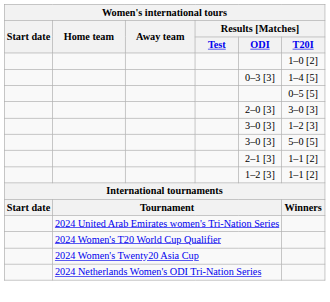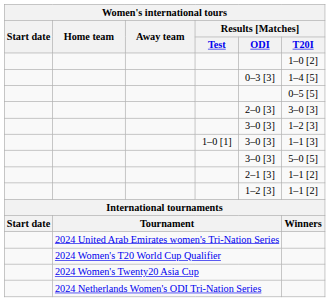+ row: (89, 142)
